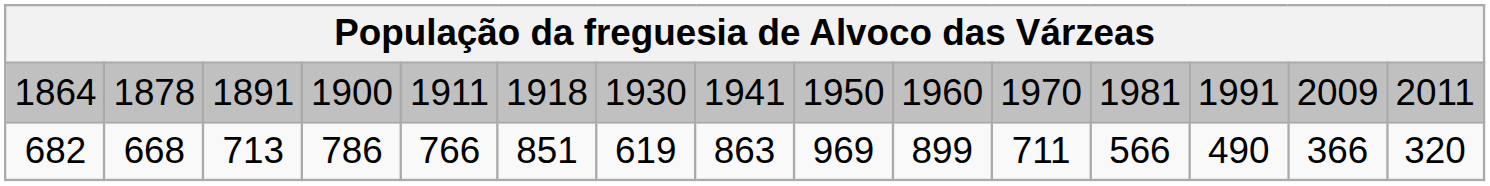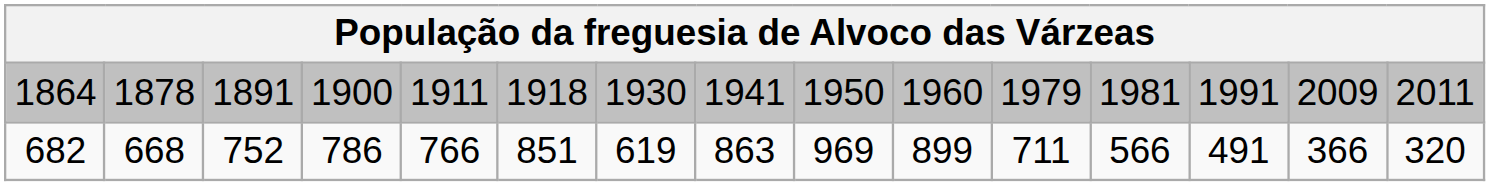(1041, 92) 1970 -> (1041, 92) 1979
(253, 150) 713 -> (253, 150) 752
(1239, 150) 490 -> (1239, 150) 491
